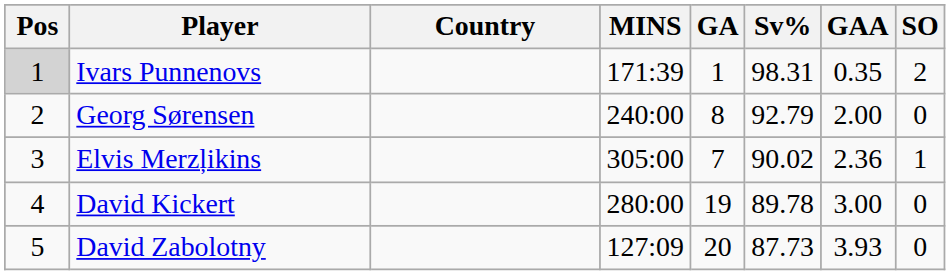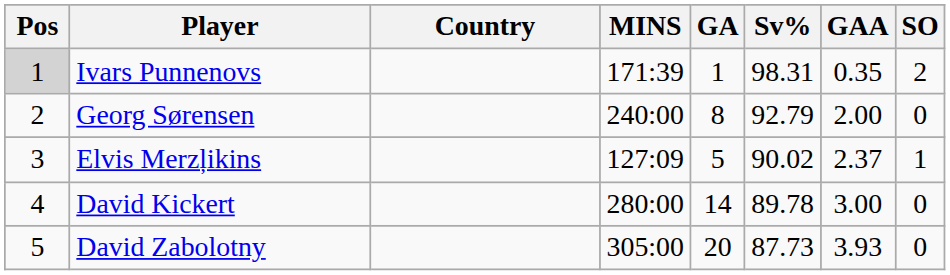(645, 159) 305:00 -> (645, 159) 127:09
(718, 159) 7 -> (718, 159) 5
(858, 159) 2.36 -> (858, 159) 2.37
(718, 203) 19 -> (718, 203) 14
(645, 247) 127:09 -> (645, 247) 305:00
